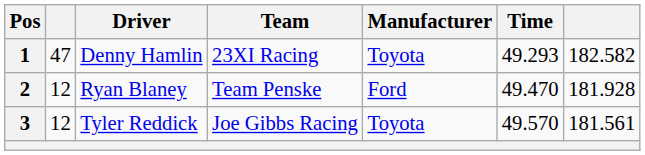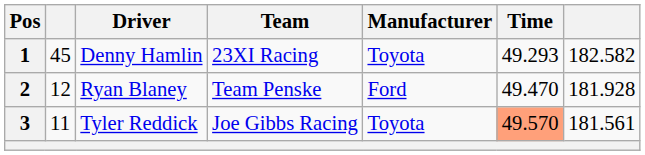(60, 55) 47 -> (60, 55) 45
(60, 123) 12 -> (60, 123) 11
(530, 123) no background -> (530, 123) lightsalmon background
